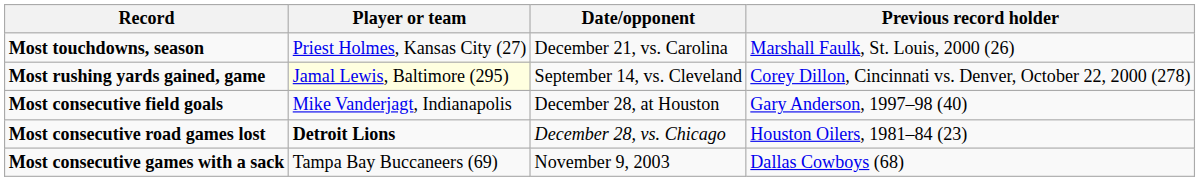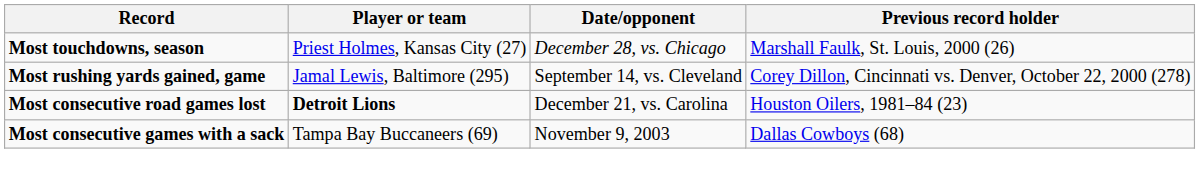(631, 47) December 21, vs. Carolina -> (630, 47) December 28, vs. Chicago
(401, 76) lightyellow background -> (401, 76) no background
- row: (116, 104)
(630, 133) December 28, vs. Chicago -> (631, 104) December 21, vs. Carolina
